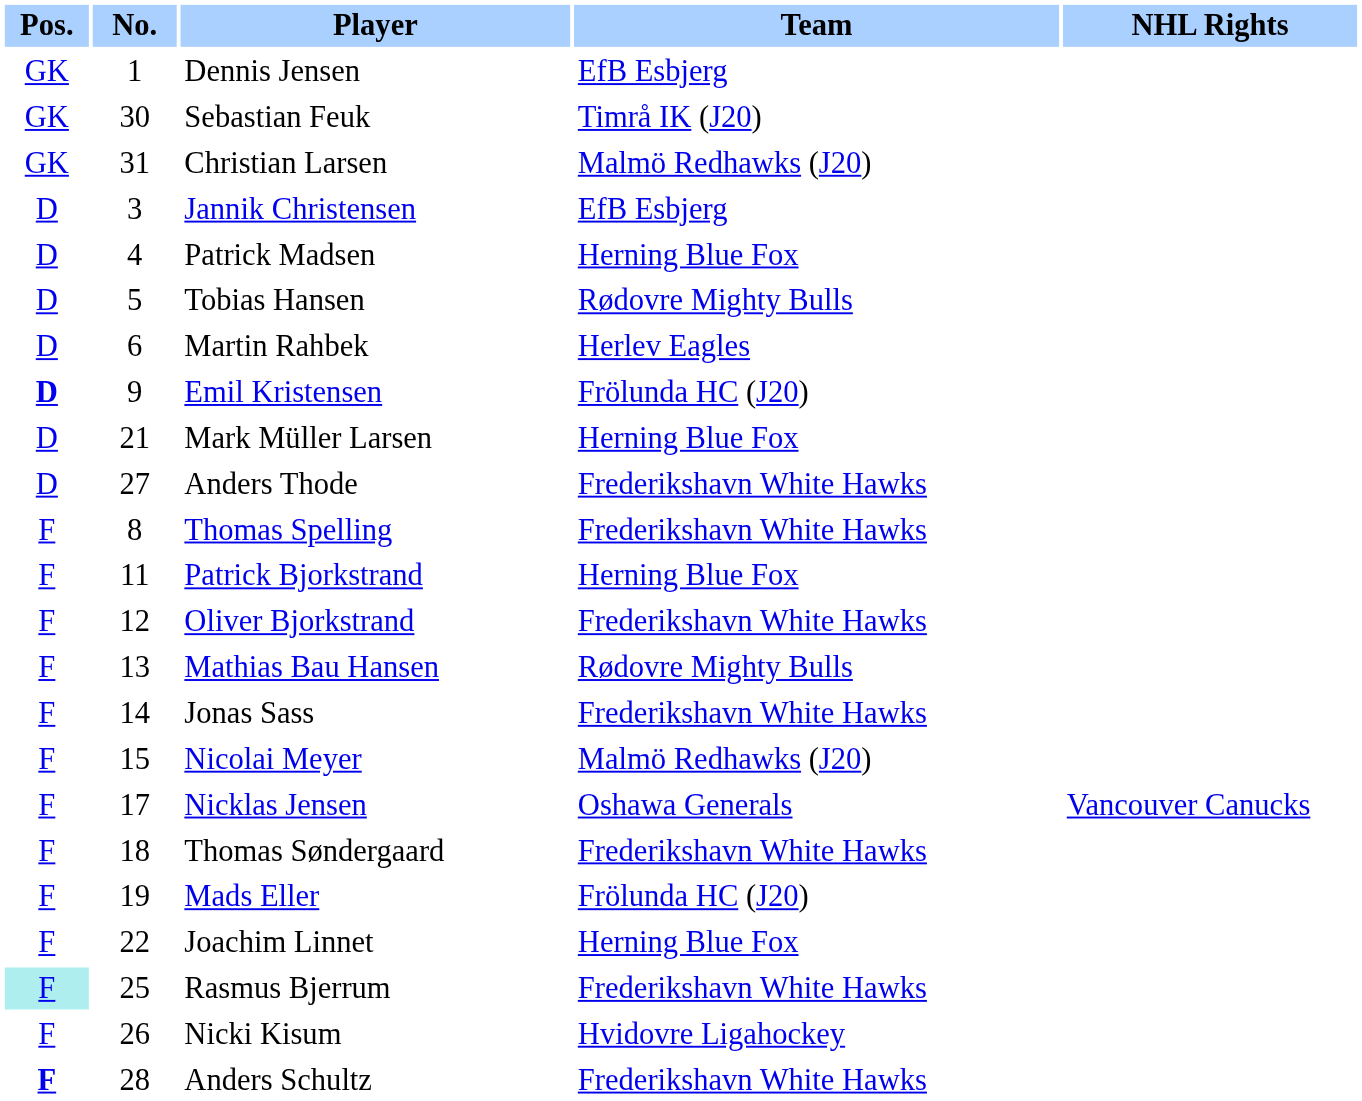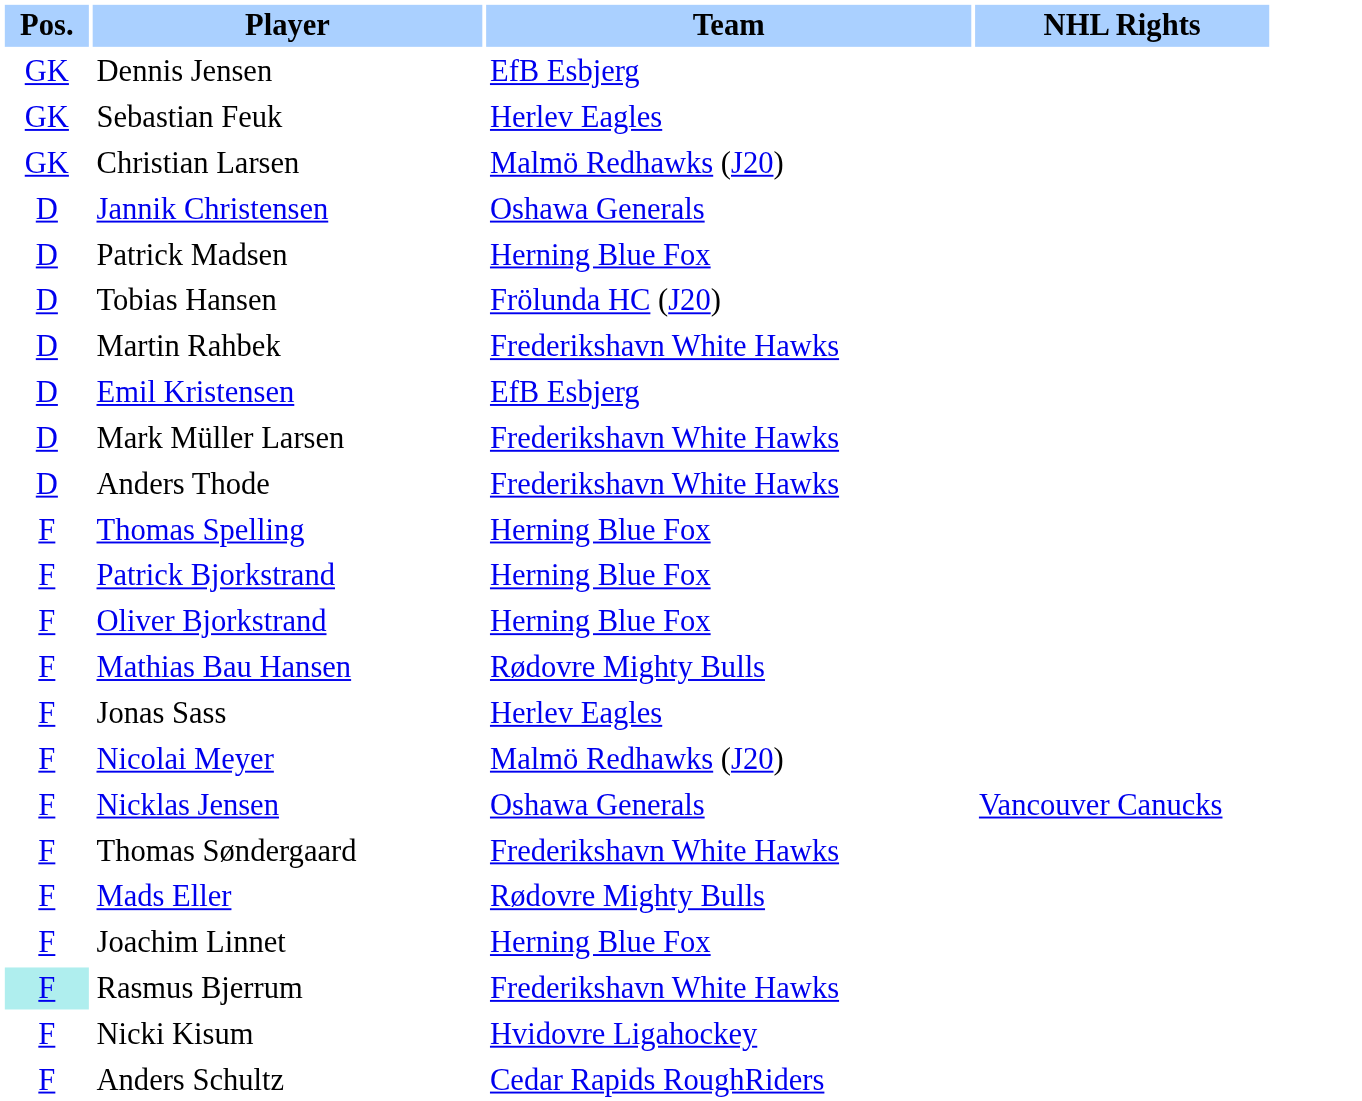- column: (135, 25)
(670, 117) Timrå IK (J20) -> (576, 117) Herlev Eagles
(653, 208) EfB Esbjerg -> (597, 208) Oshawa Generals
(715, 300) Rødovre Mighty Bulls -> (605, 300) Frölunda HC (J20)
(664, 346) Herlev Eagles -> (665, 346) Frederikshavn White Hawks
(47, 392) bold -> (47, 392) normal
(693, 392) Frölunda HC (J20) -> (565, 392) EfB Esbjerg
(688, 437) Herning Blue Fox -> (665, 437) Frederikshavn White Hawks
(752, 529) Frederikshavn White Hawks -> (600, 529) Herning Blue Fox
(752, 621) Frederikshavn White Hawks -> (600, 621) Herning Blue Fox
(752, 712) Frederikshavn White Hawks -> (576, 712) Herlev Eagles
(693, 896) Frölunda HC (J20) -> (627, 896) Rødovre Mighty Bulls
(47, 1079) bold -> (47, 1079) normal
(752, 1079) Frederikshavn White Hawks -> (657, 1079) Cedar Rapids RoughRiders
